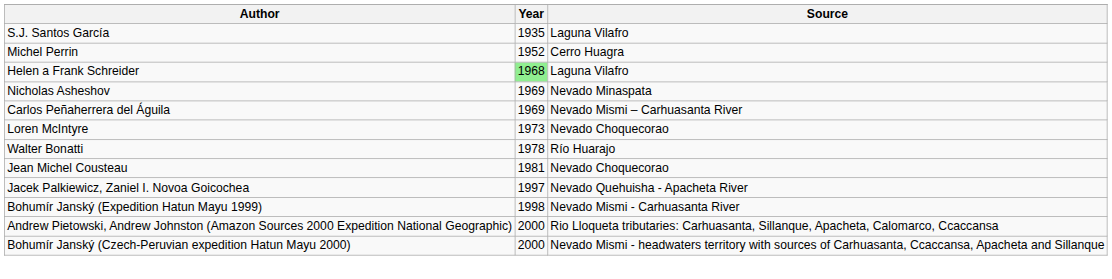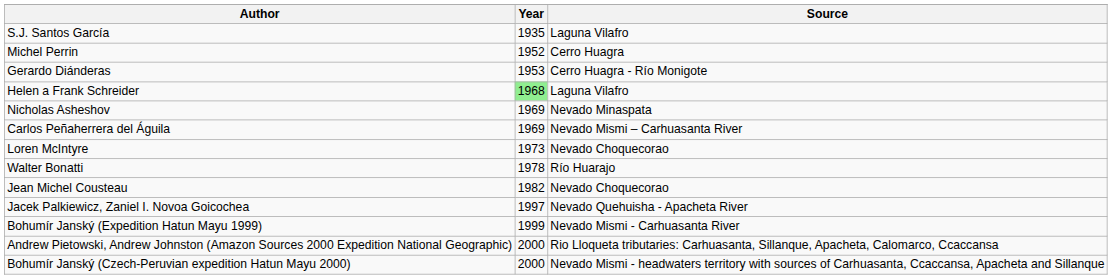+ row: (59, 71)
(531, 168) 1981 -> (531, 187) 1982
(531, 206) 1998 -> (531, 226) 1999
